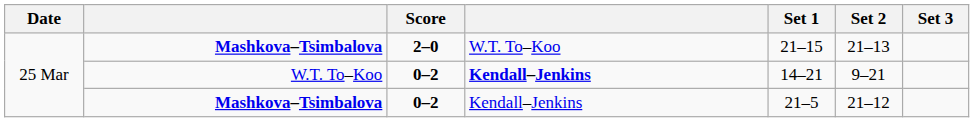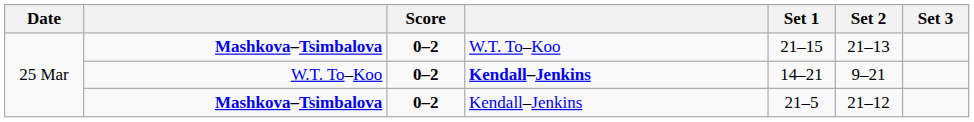(426, 46) 2–0 -> (426, 46) 0–2
